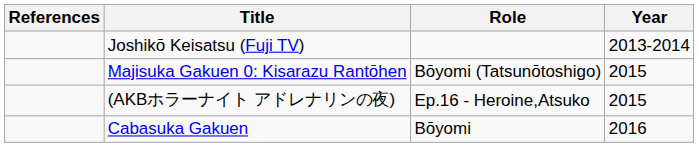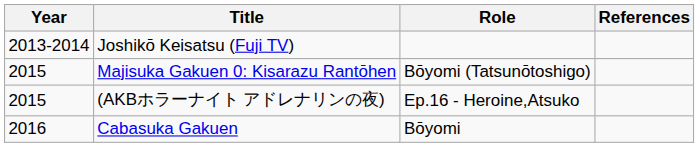columns swapped: (649, 17) <-> (54, 17)
